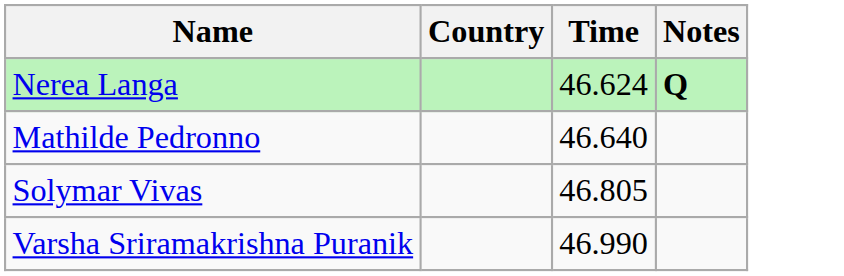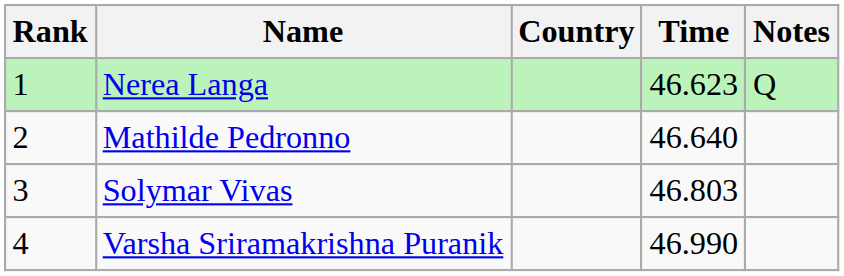+ column: (50, 31)
(604, 84) 46.624 -> (694, 84) 46.623
(675, 84) bold -> (765, 84) normal
(604, 190) 46.805 -> (694, 190) 46.803
